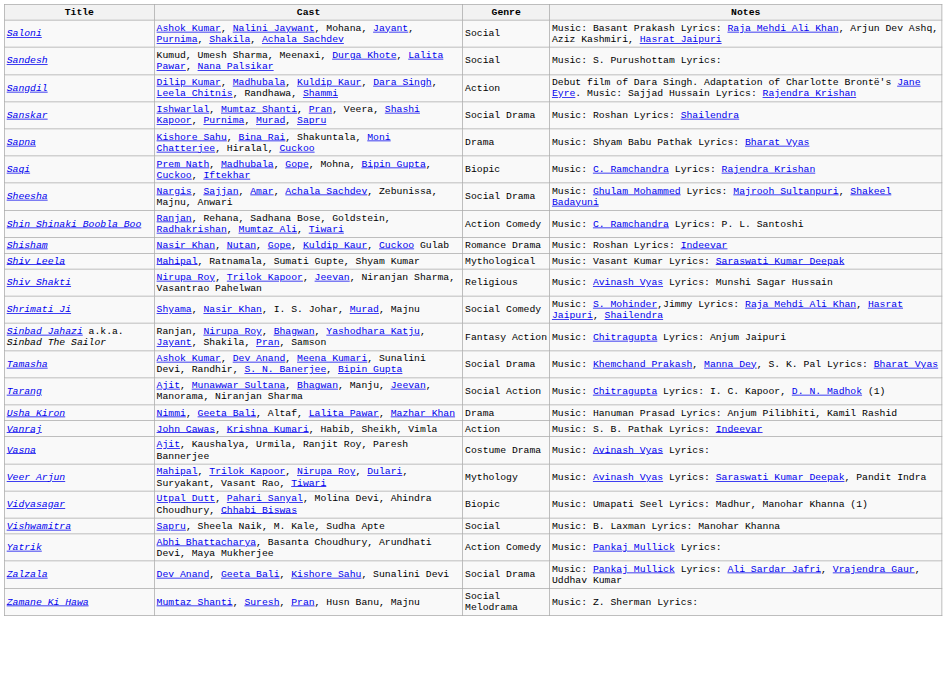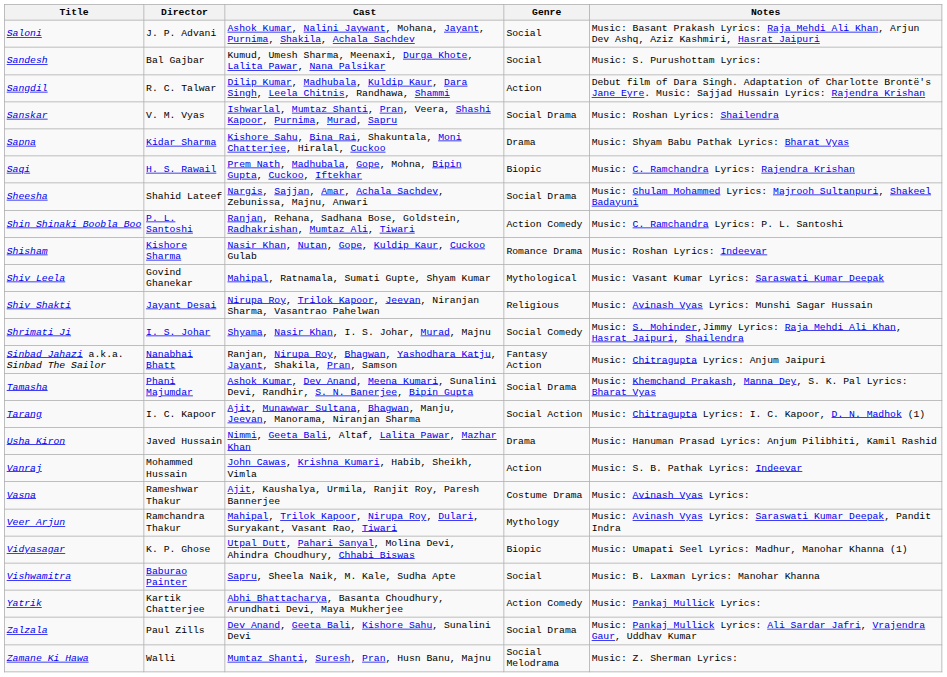+ column: (184, 12)
